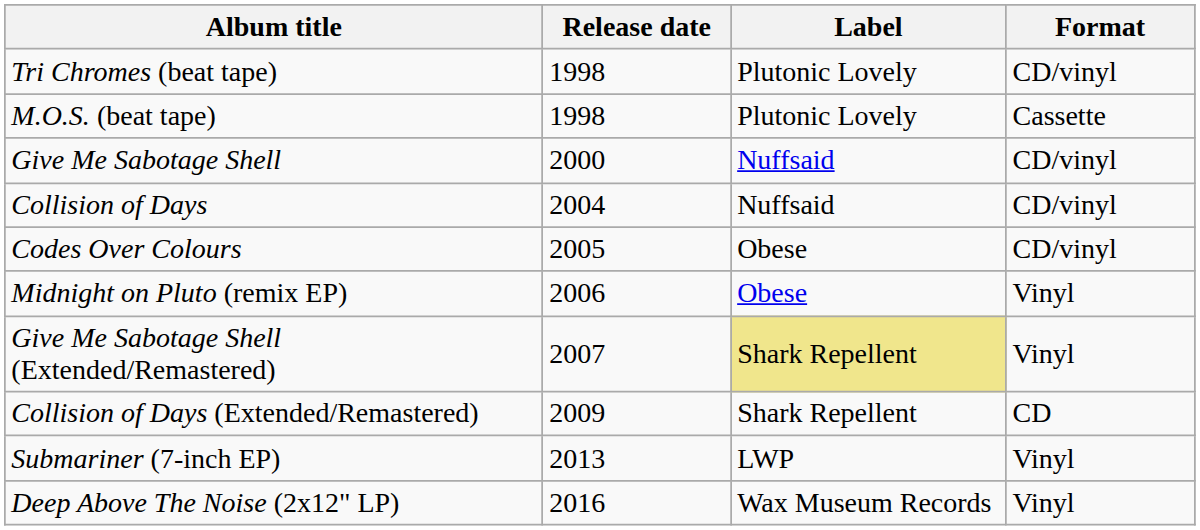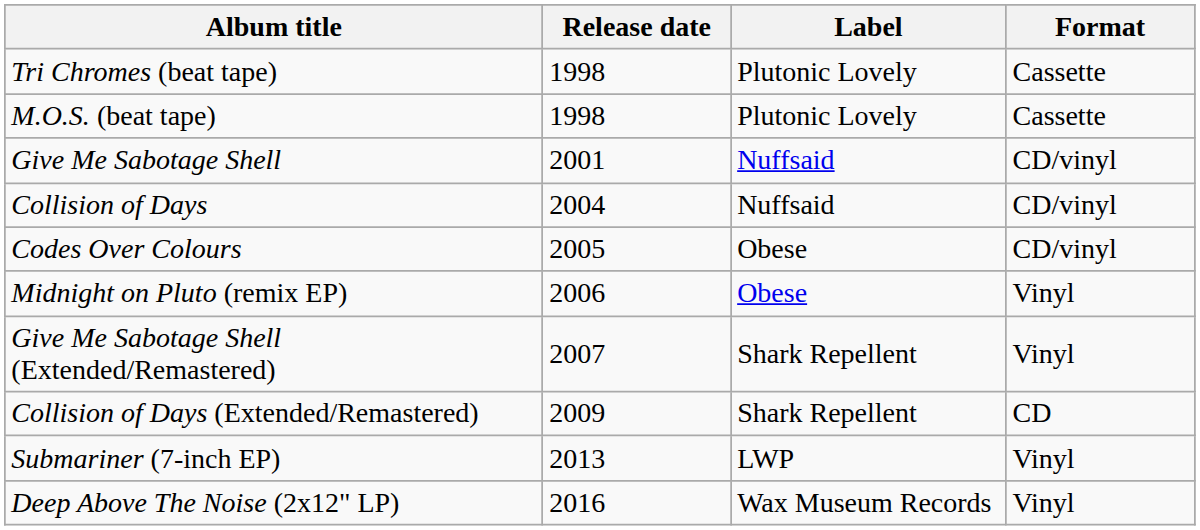(1065, 71) CD/vinyl -> (1059, 71) Cassette
(577, 159) 2000 -> (577, 159) 2001
(827, 353) khaki background -> (827, 353) no background
